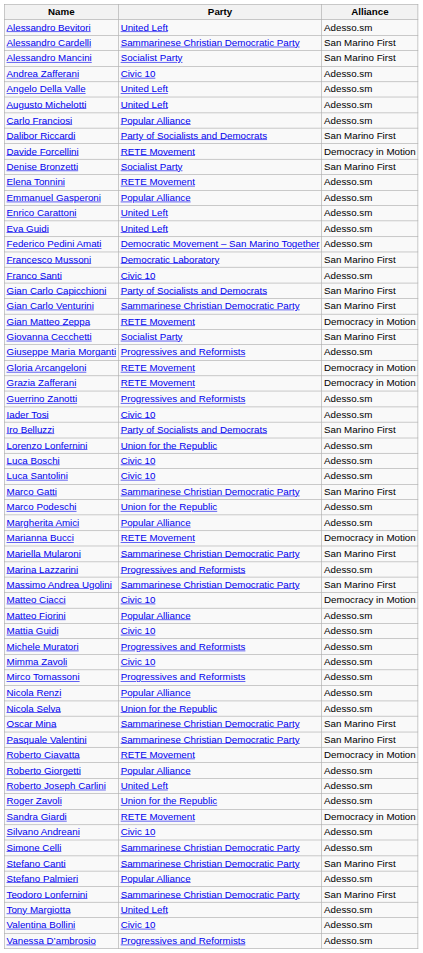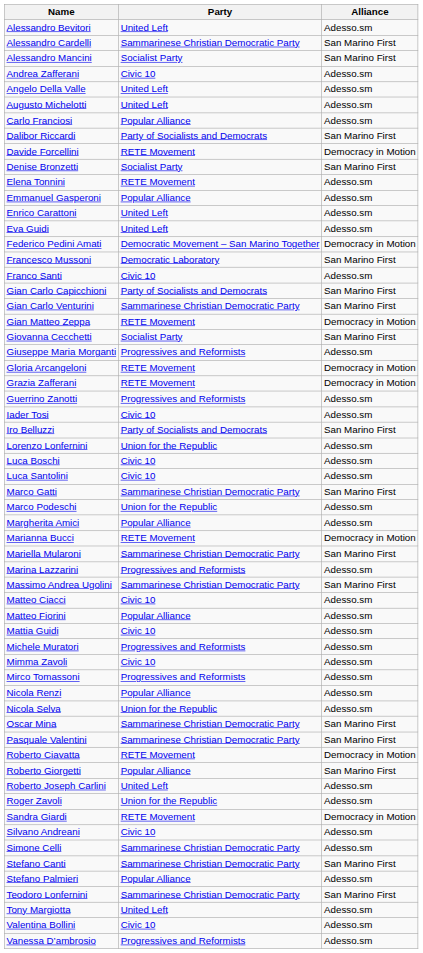(348, 244) Adesso.sm -> (370, 244) Democracy in Motion
(370, 600) Democracy in Motion -> (348, 600) Adesso.sm
(348, 770) Adesso.sm -> (360, 770) San Marino First
